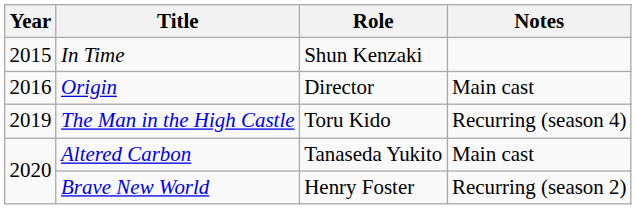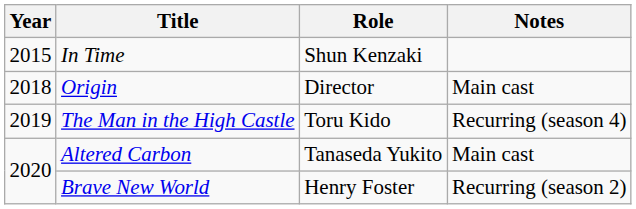(30, 87) 2016 -> (30, 87) 2018
